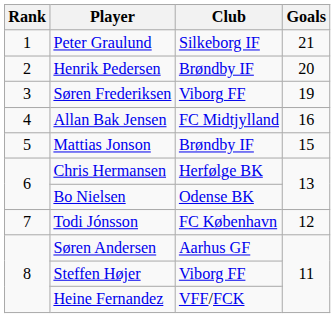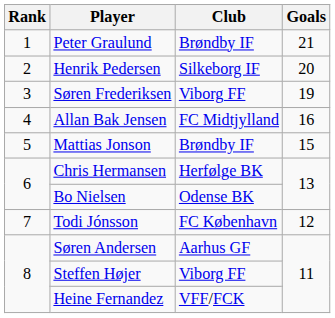(219, 42) Silkeborg IF -> (216, 42) Brøndby IF
(216, 68) Brøndby IF -> (219, 68) Silkeborg IF
